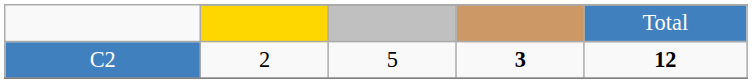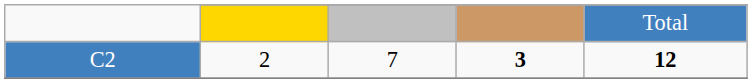(392, 59) 5 -> (392, 59) 7
